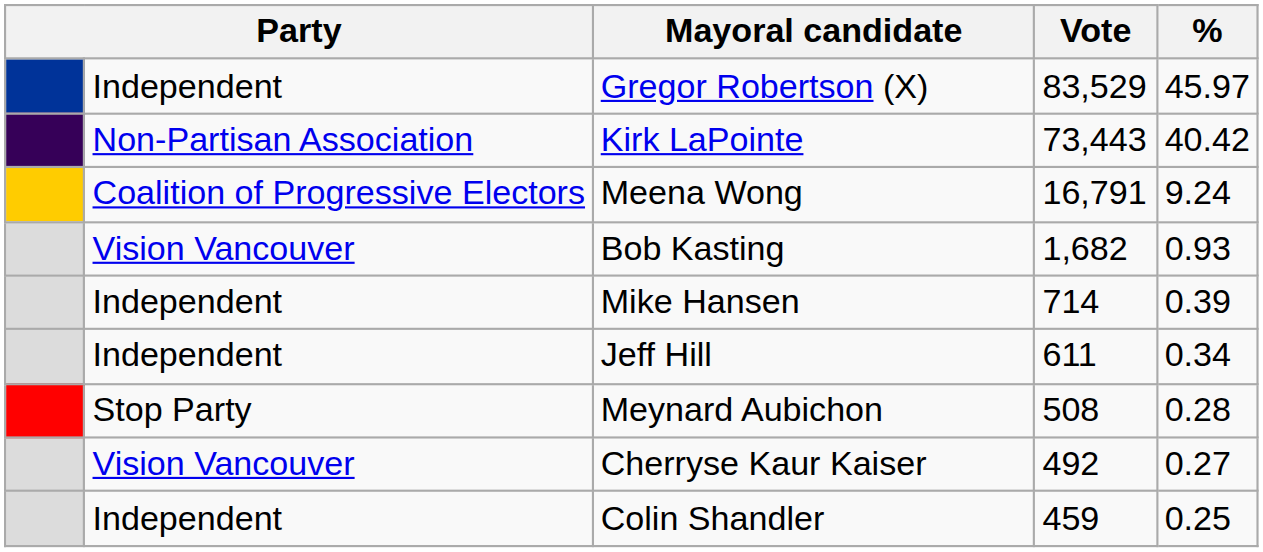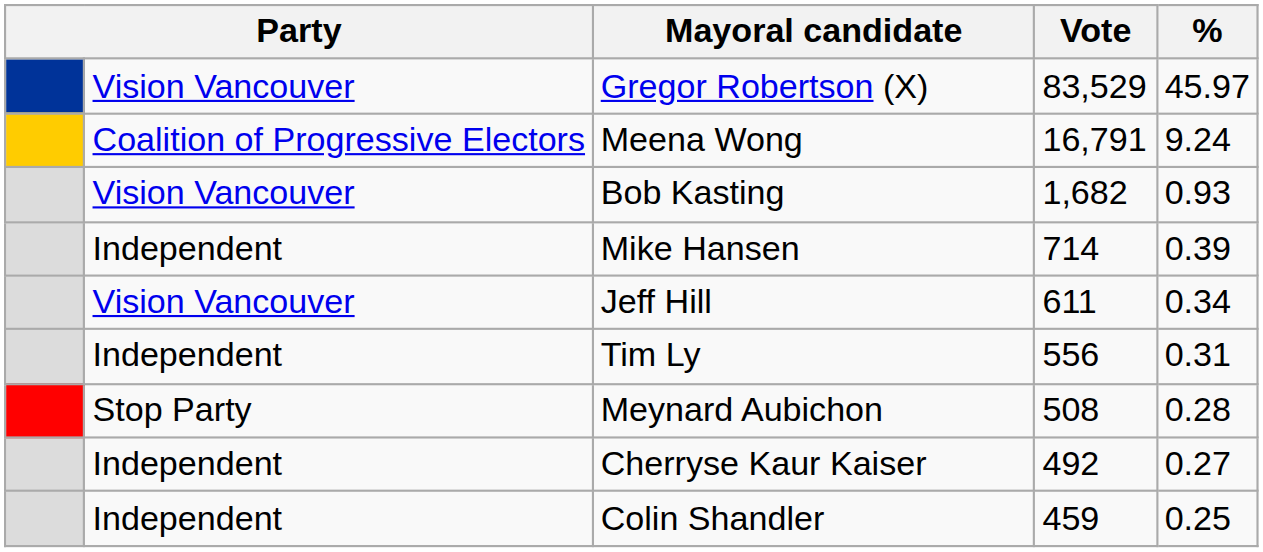(187, 85) Independent -> (224, 85) Vision Vancouver
- row: (702, 139)
(187, 355) Independent -> (224, 301) Vision Vancouver
+ row: (651, 355)
(224, 463) Vision Vancouver -> (187, 463) Independent
